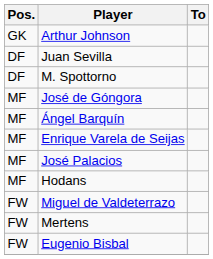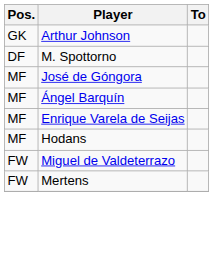- row: (77, 56)
- row: (82, 160)
- row: (85, 243)
